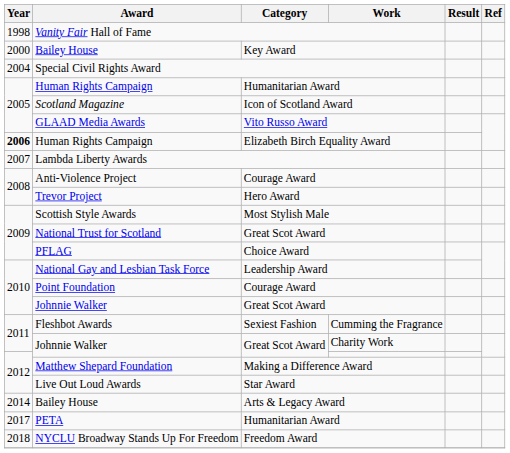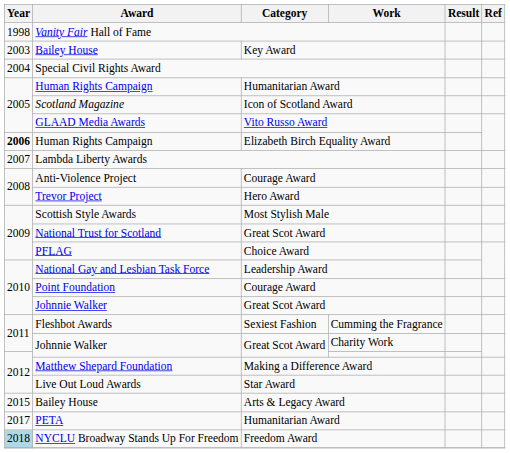(19, 50) 2000 -> (19, 50) 2003
(19, 402) 2014 -> (19, 402) 2015
(19, 439) no background -> (19, 439) lightblue background
